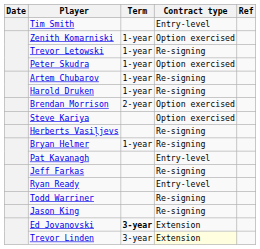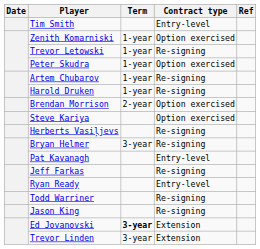(137, 144) 1-year -> (137, 144) 3-year
(178, 238) lightyellow background -> (178, 238) no background
